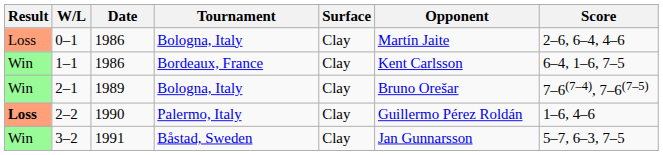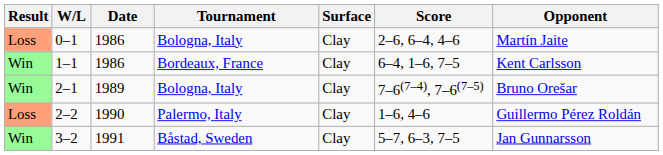columns swapped: (457, 16) <-> (599, 16)
(22, 114) bold -> (22, 114) normal
